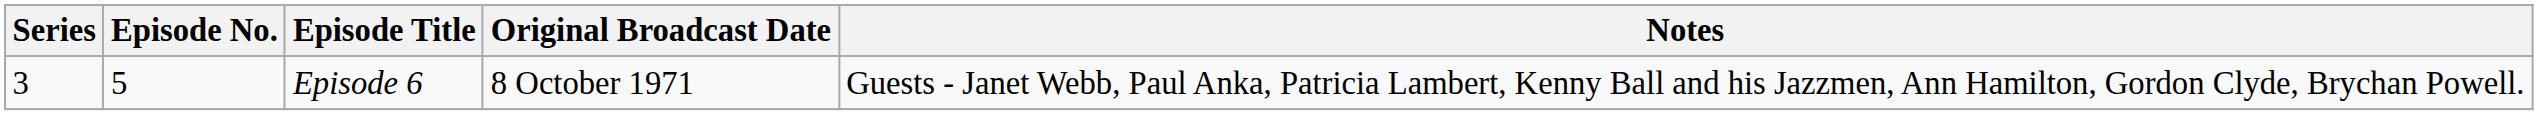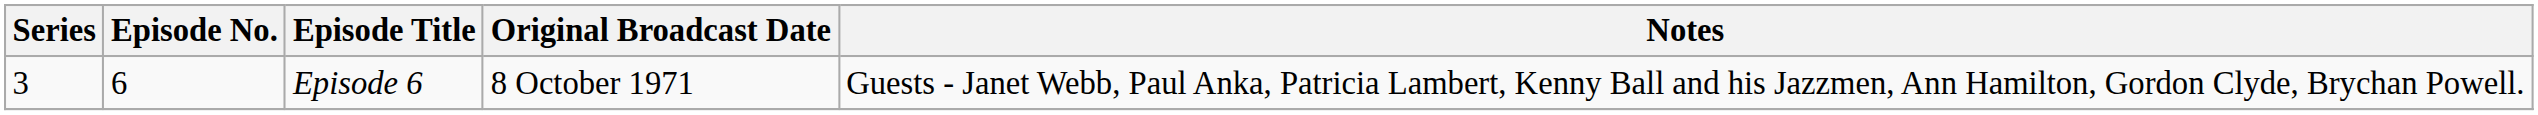(119, 82) 5 -> (119, 82) 6
